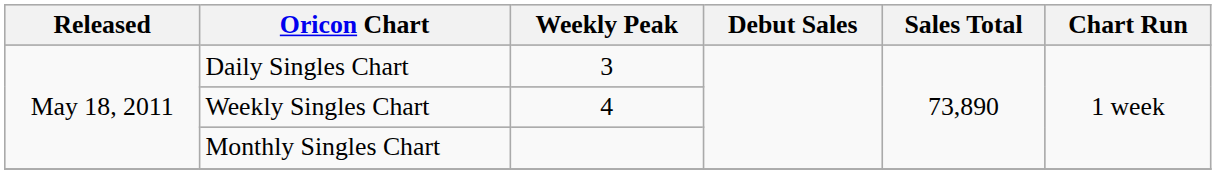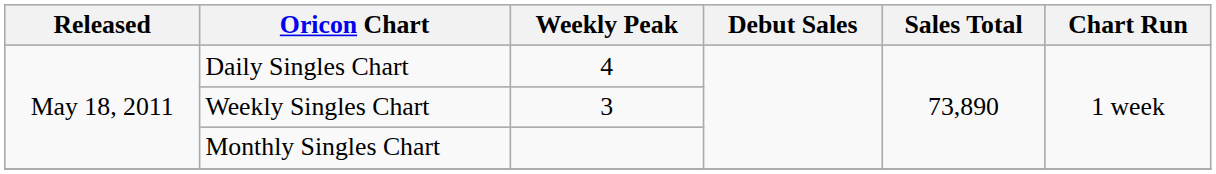(607, 65) 3 -> (607, 65) 4
(607, 106) 4 -> (607, 106) 3
